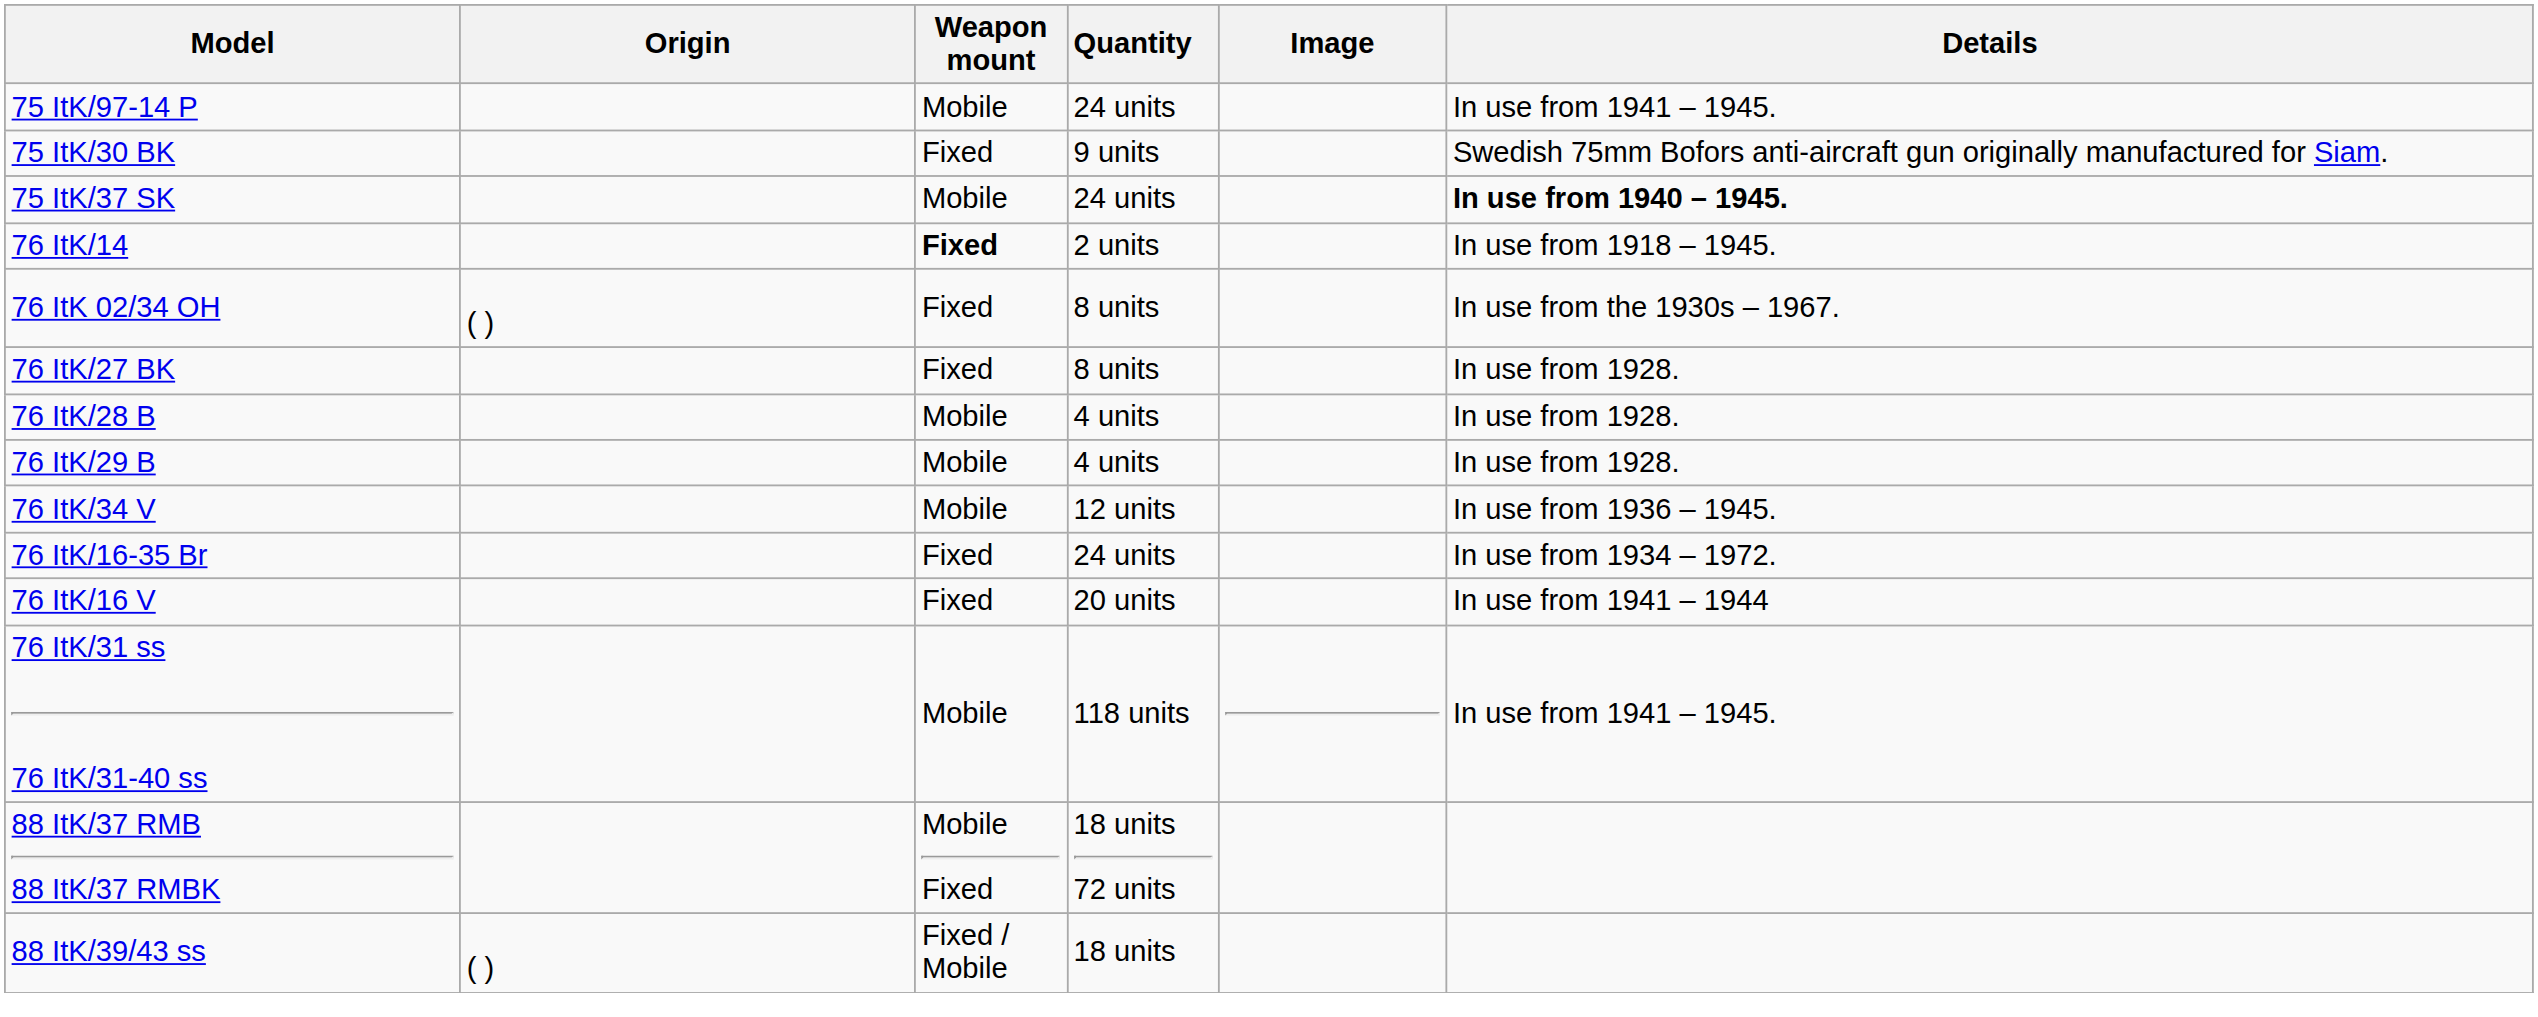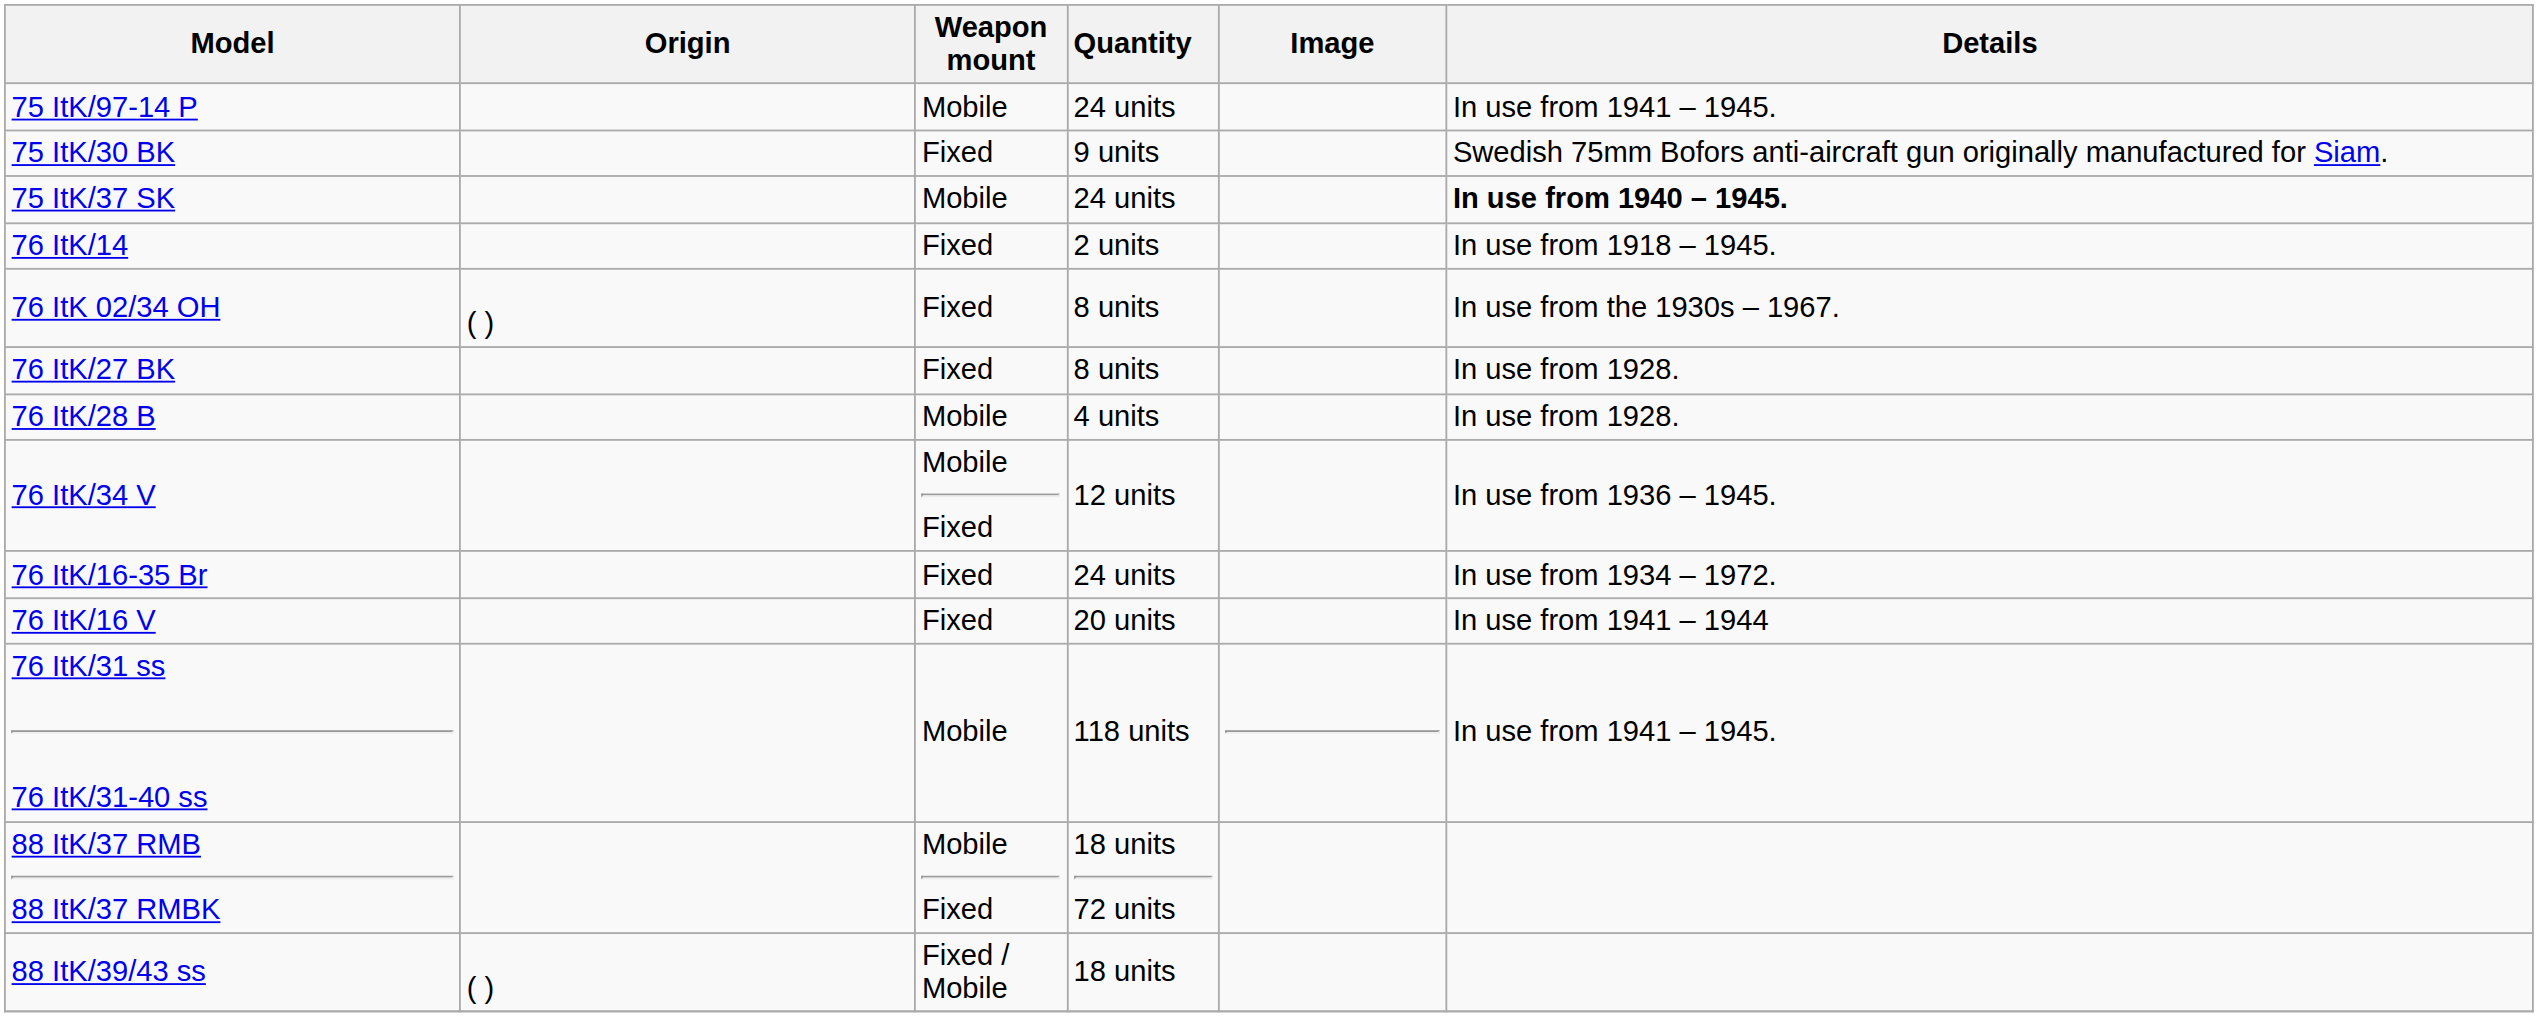(960, 245) bold -> (958, 245) normal
- row: (84, 462)
(965, 508) Mobile -> (991, 495) Mobile Fixed
